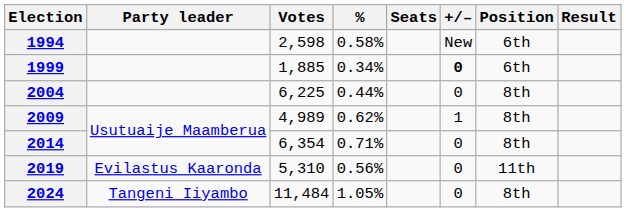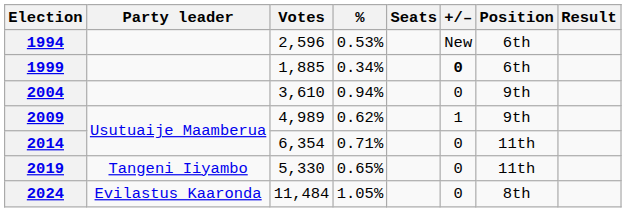(302, 42) 2,598 -> (302, 42) 2,596
(360, 42) 0.58% -> (360, 42) 0.53%
(302, 93) 6,225 -> (302, 93) 3,610
(360, 93) 0.44% -> (360, 93) 0.94%
(517, 93) 8th -> (517, 93) 9th
(517, 118) 8th -> (517, 118) 9th
(517, 143) 8th -> (517, 143) 11th
(178, 168) Evilastus Kaaronda -> (178, 168) Tangeni Iiyambo
(302, 168) 5,310 -> (302, 168) 5,330
(360, 168) 0.56% -> (360, 168) 0.65%
(178, 194) Tangeni Iiyambo -> (178, 194) Evilastus Kaaronda
